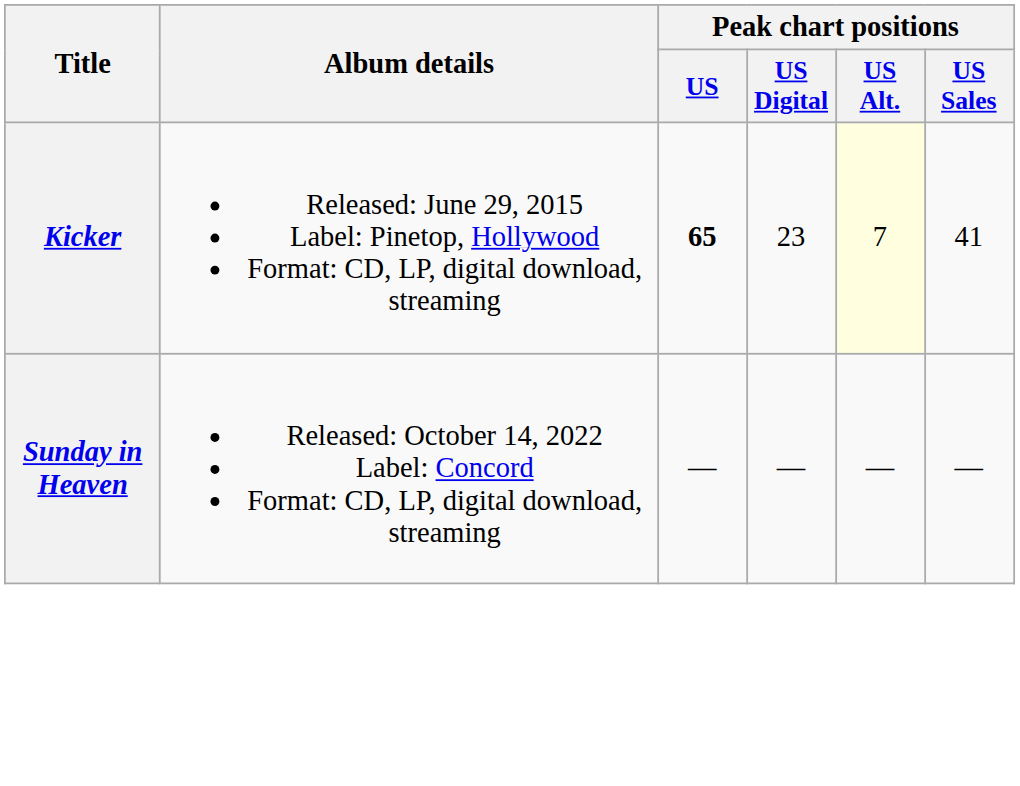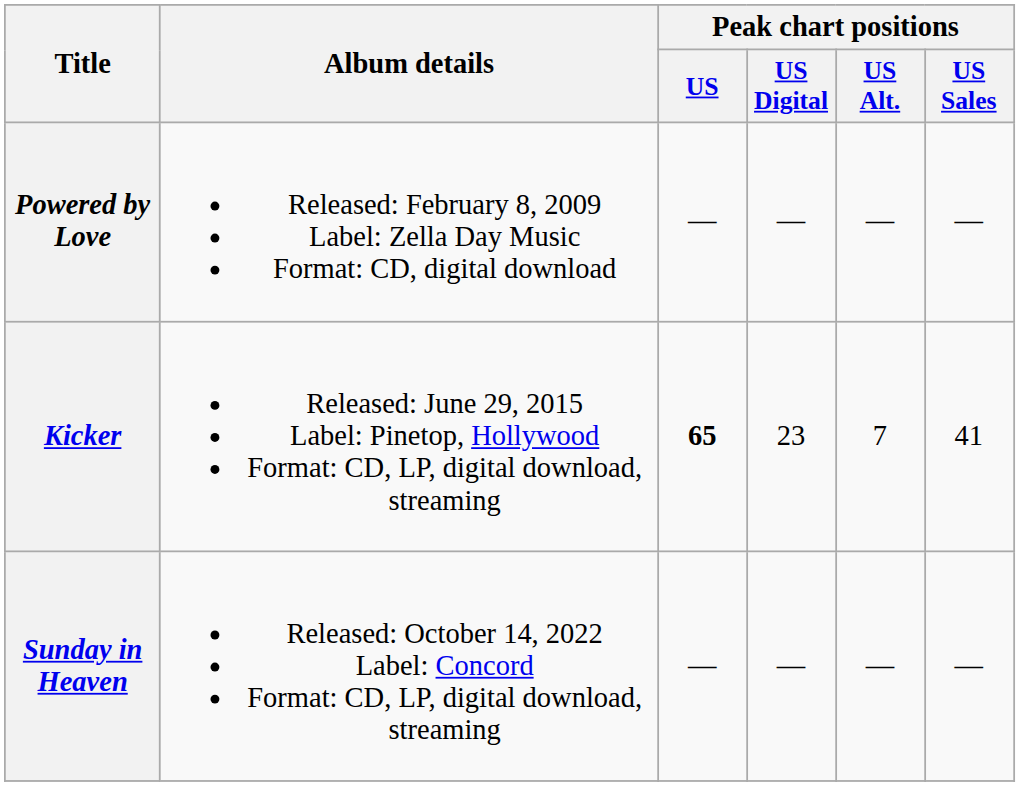+ row: (83, 221)
(880, 237) lightyellow background -> (880, 435) no background
